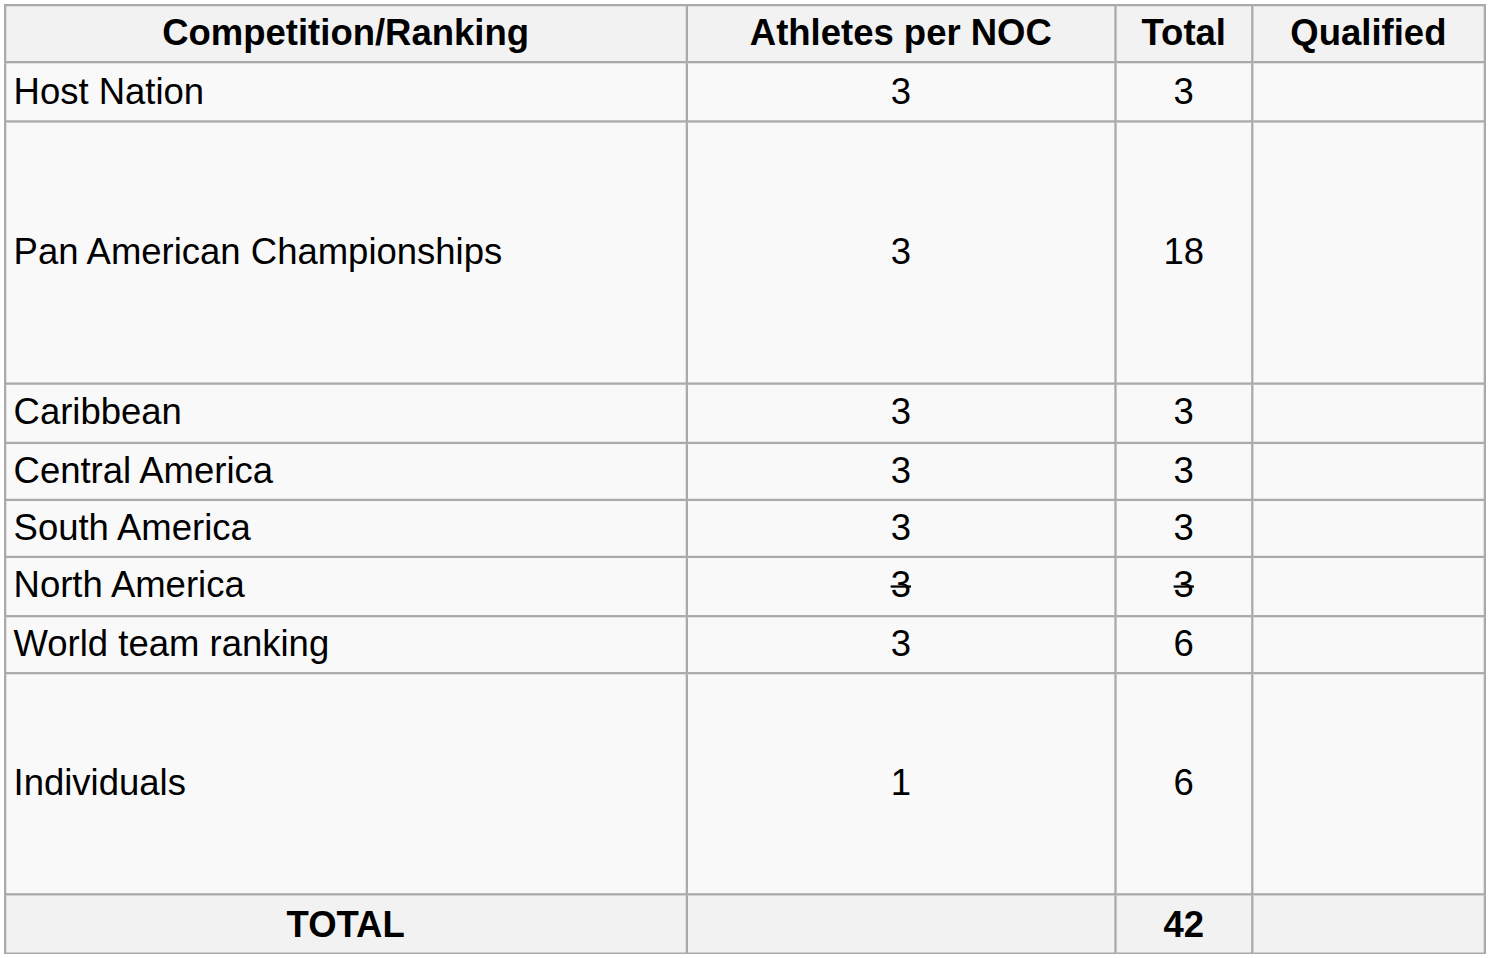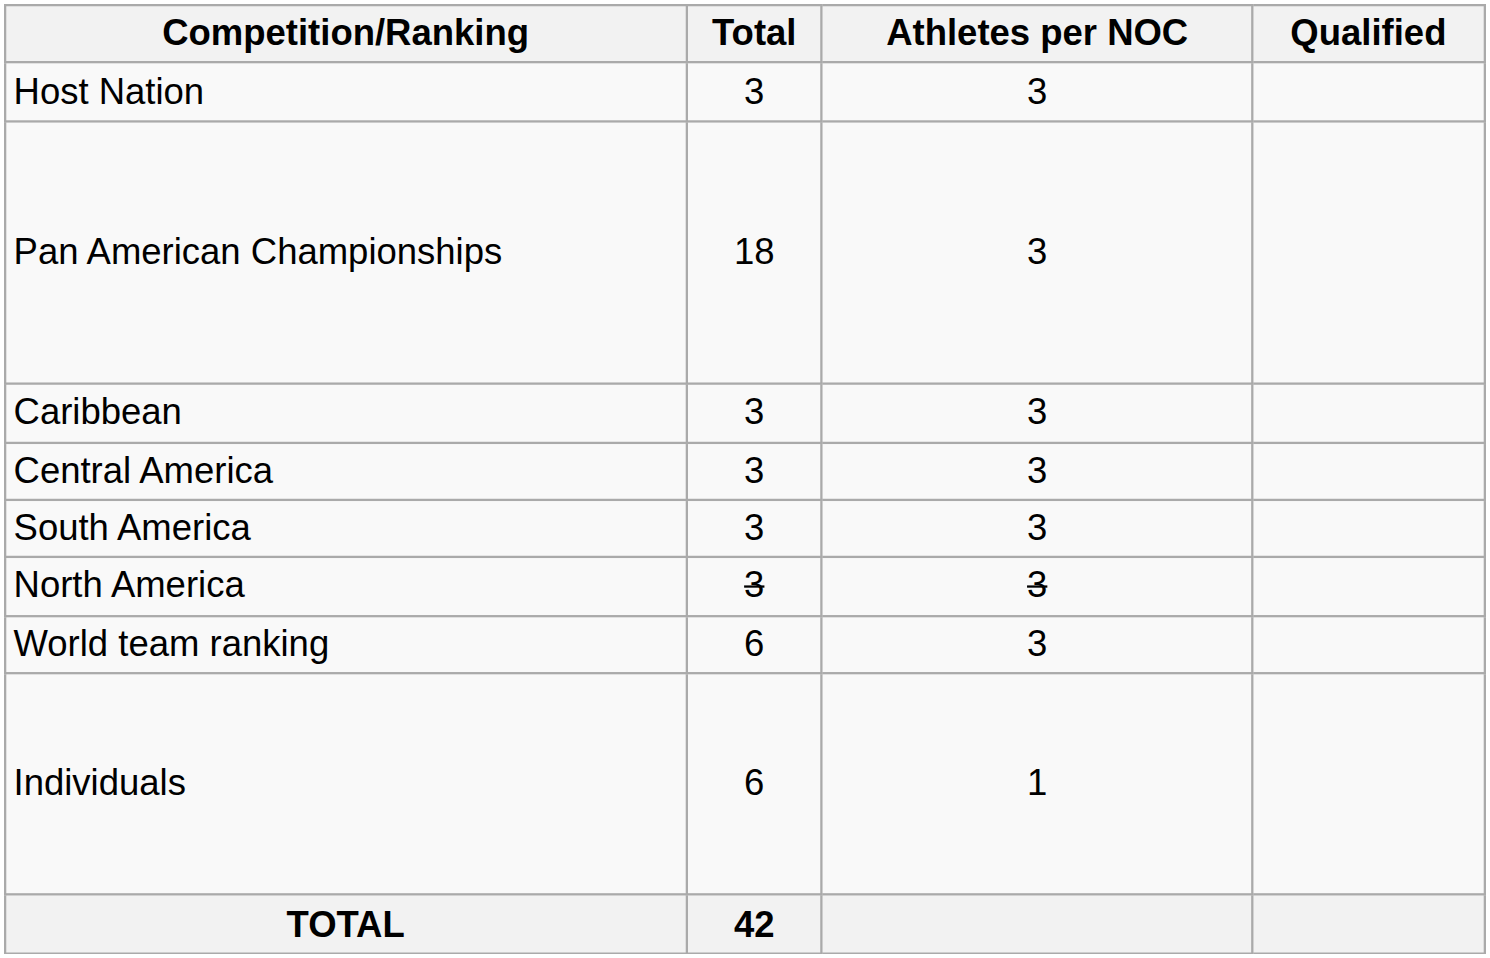columns swapped: (901, 33) <-> (1184, 33)
